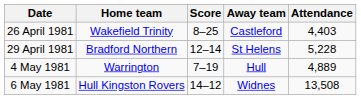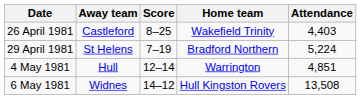columns swapped: (132, 13) <-> (256, 13)
(206, 49) 12–14 -> (159, 49) 7–19
(322, 49) 5,228 -> (322, 49) 5,224
(206, 67) 7–19 -> (159, 67) 12–14
(322, 67) 4,889 -> (322, 67) 4,851
